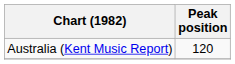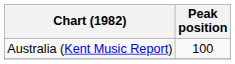(203, 48) 120 -> (203, 48) 100
